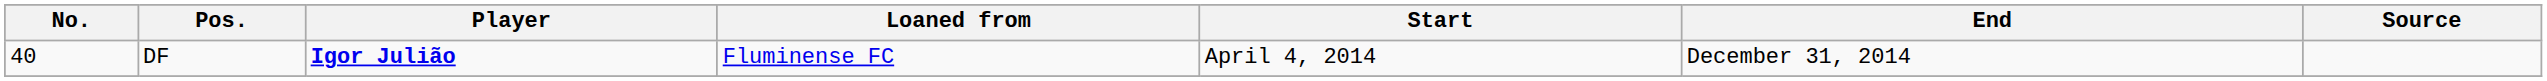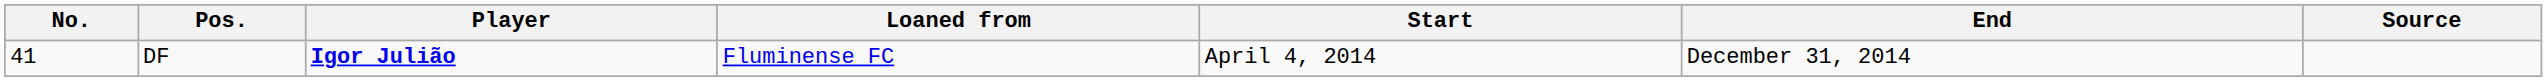(23, 58) 40 -> (23, 58) 41
